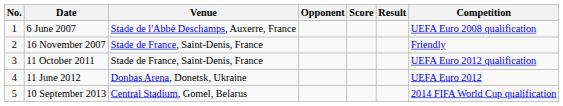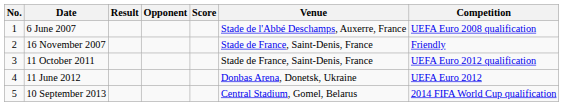columns swapped: (203, 12) <-> (392, 12)
